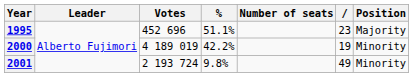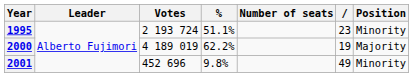(164, 30) 452 696 -> (170, 30) 2 193 724
(381, 30) Majority -> (381, 30) Minority
(219, 47) 42.2% -> (219, 47) 62.2%
(381, 47) Minority -> (381, 47) Majority
(170, 64) 2 193 724 -> (164, 64) 452 696
